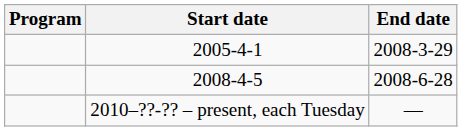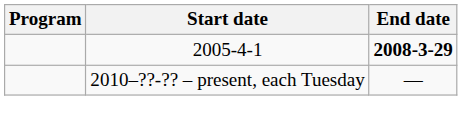(413, 49) normal -> (413, 49) bold
- row: (228, 79)
